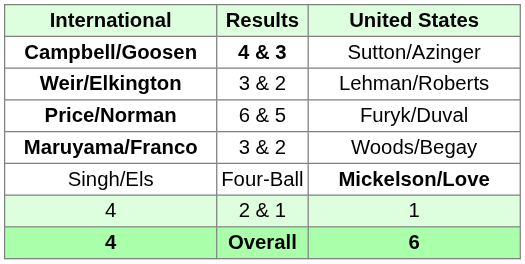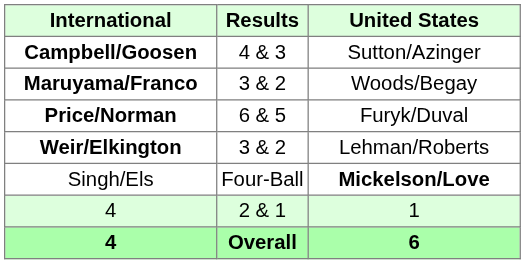(262, 52) bold -> (262, 52) normal
rows swapped: (111, 83) <-> (111, 147)
